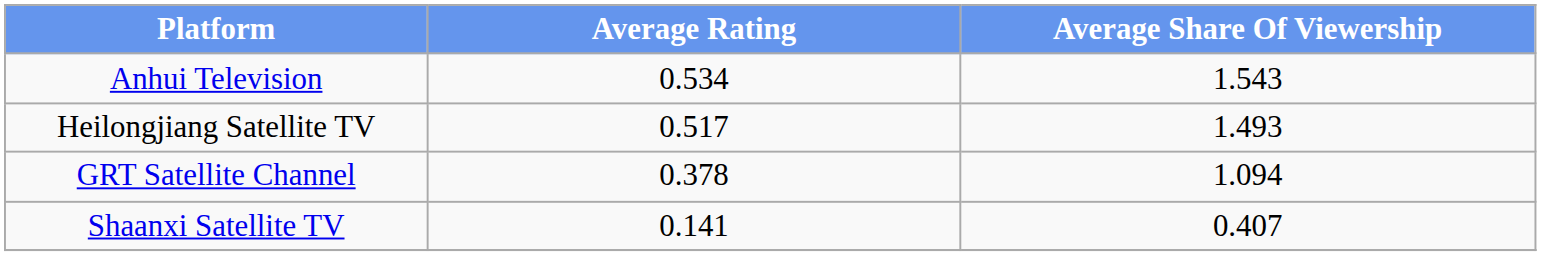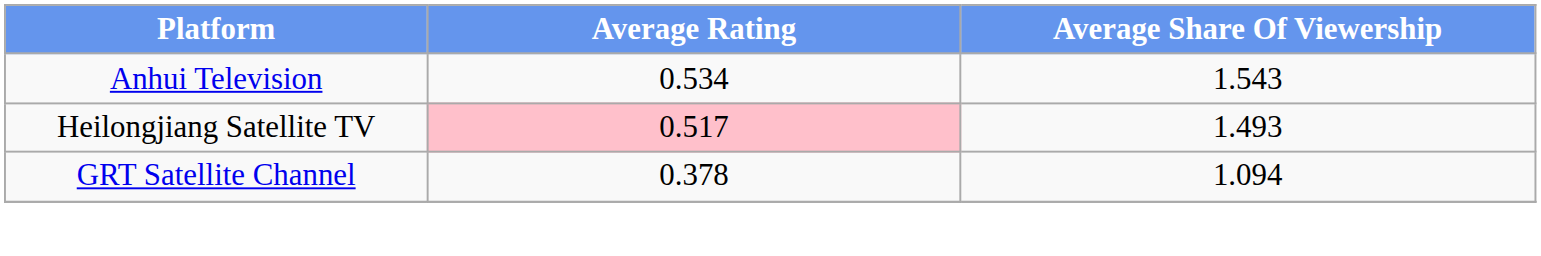(694, 126) no background -> (694, 126) pink background
- row: (216, 224)
